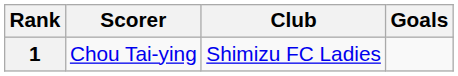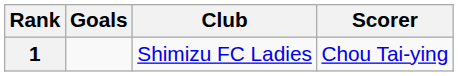columns swapped: (133, 20) <-> (419, 20)
